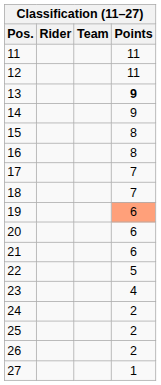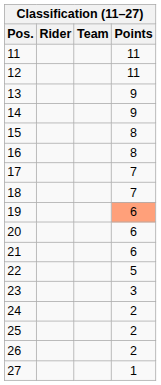(134, 93) bold -> (134, 93) normal
(134, 291) 4 -> (134, 291) 3
